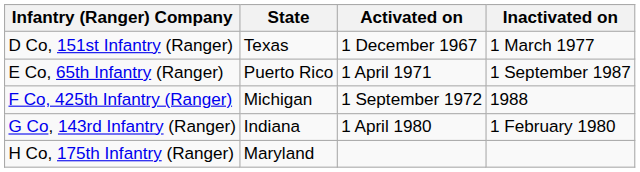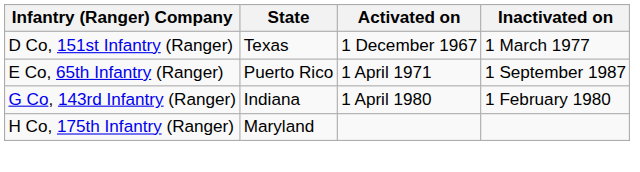- row: (120, 99)
